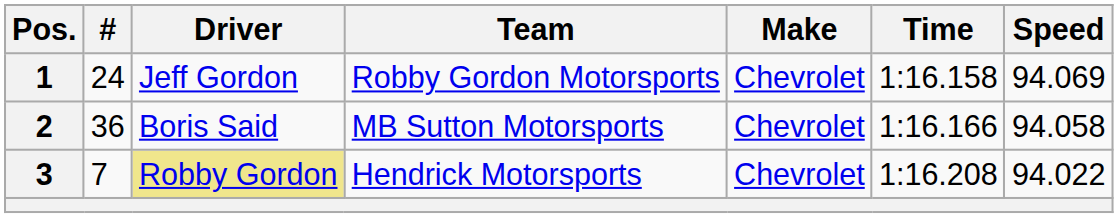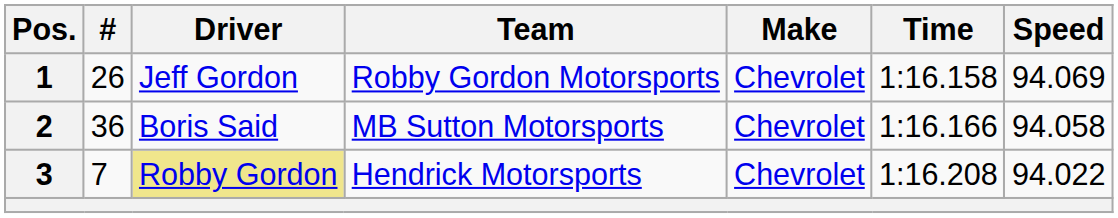(108, 78) 24 -> (108, 78) 26
